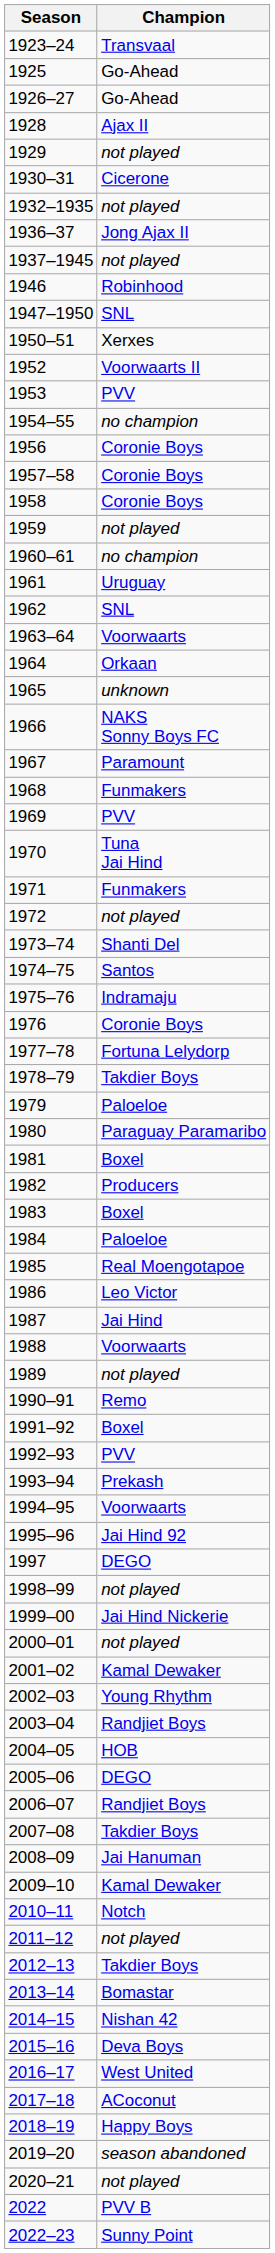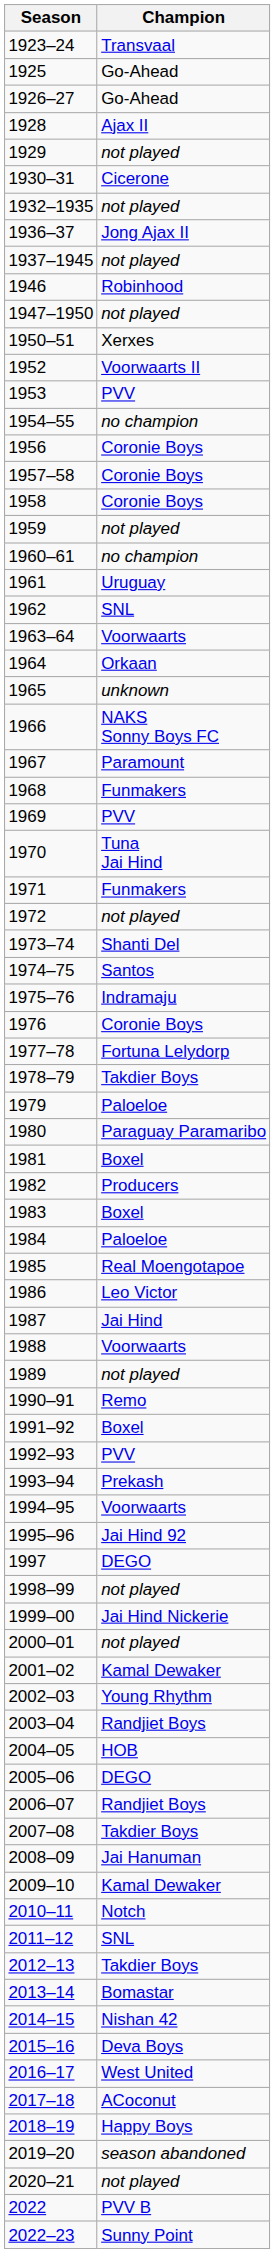(118, 313) SNL -> (140, 313) not played
(140, 1938) not played -> (118, 1938) SNL
